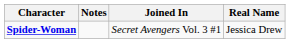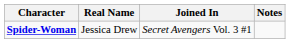columns swapped: (254, 13) <-> (94, 13)
